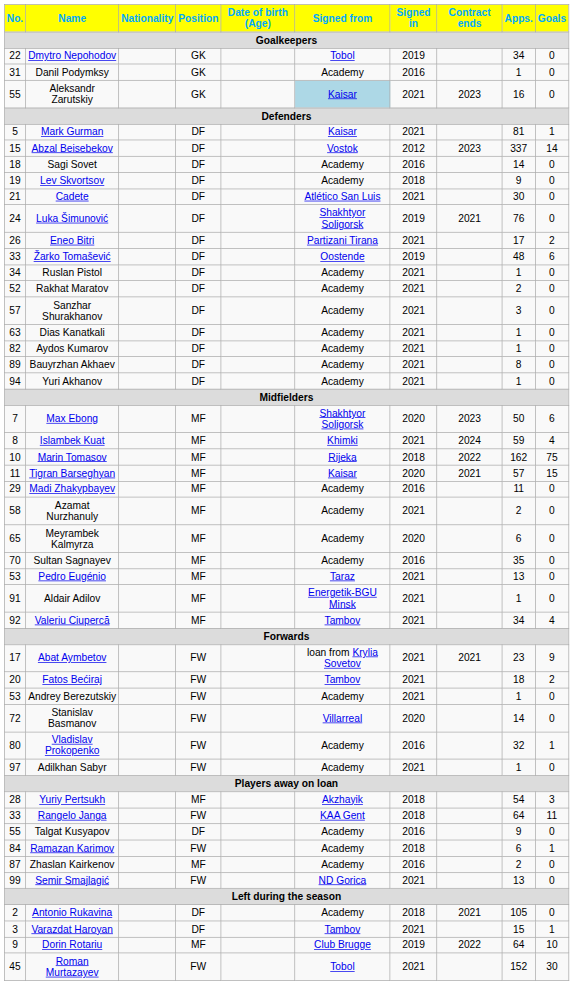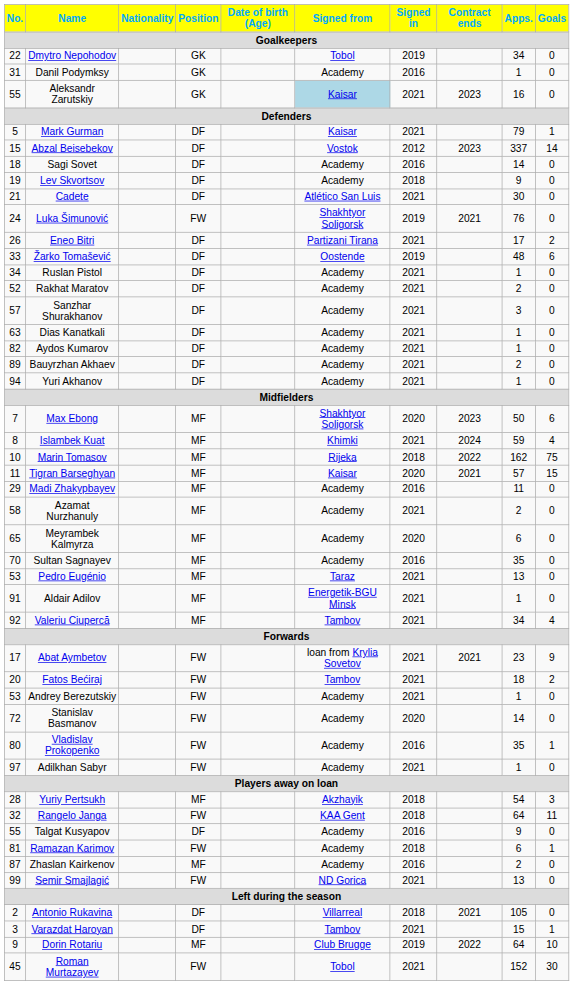(519, 132) 81 -> (519, 132) 79
(198, 219) DF -> (198, 219) FW
(519, 365) 8 -> (519, 365) 2
(342, 718) Villarreal -> (342, 718) Academy
(519, 746) 32 -> (519, 746) 35
(15, 816) 33 -> (15, 816) 32
(15, 848) 84 -> (15, 848) 81
(342, 913) Academy -> (342, 913) Villarreal
